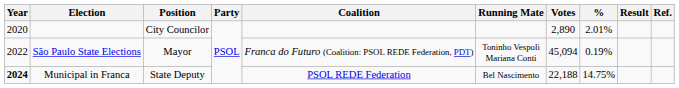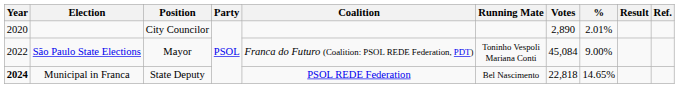(563, 52) 45,094 -> (563, 52) 45,084
(599, 52) 0.19% -> (599, 52) 9.00%
(563, 74) 22,188 -> (563, 74) 22,818
(599, 74) 14.75% -> (599, 74) 14.65%
